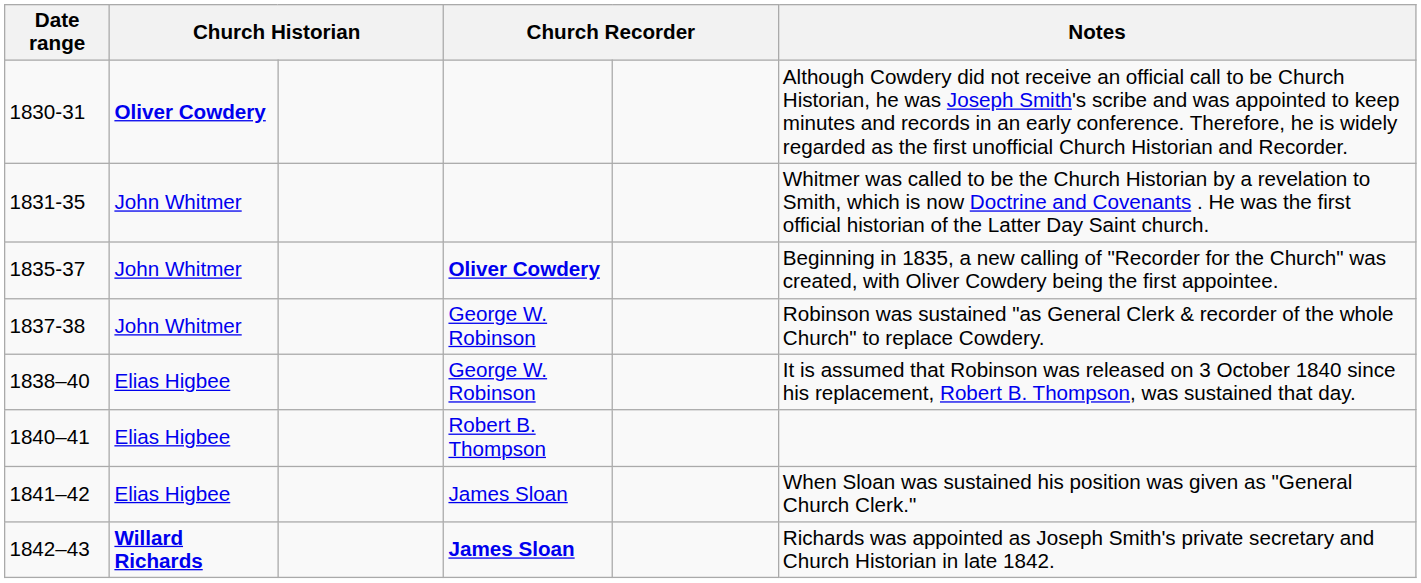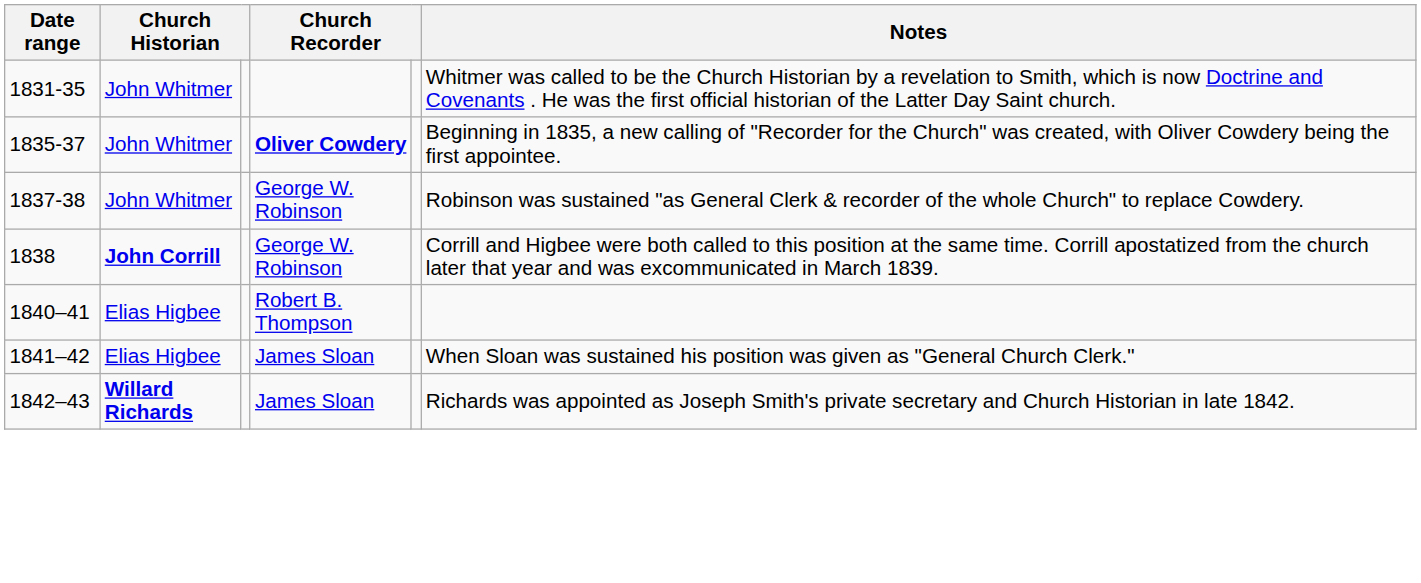- row: (47, 111)
+ row: (32, 256)
- row: (50, 381)
(512, 549) bold -> (315, 400) normal
